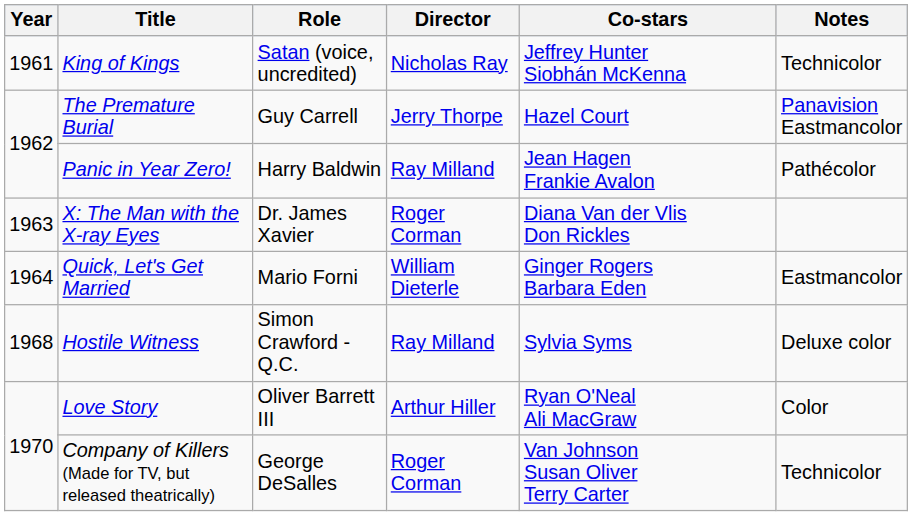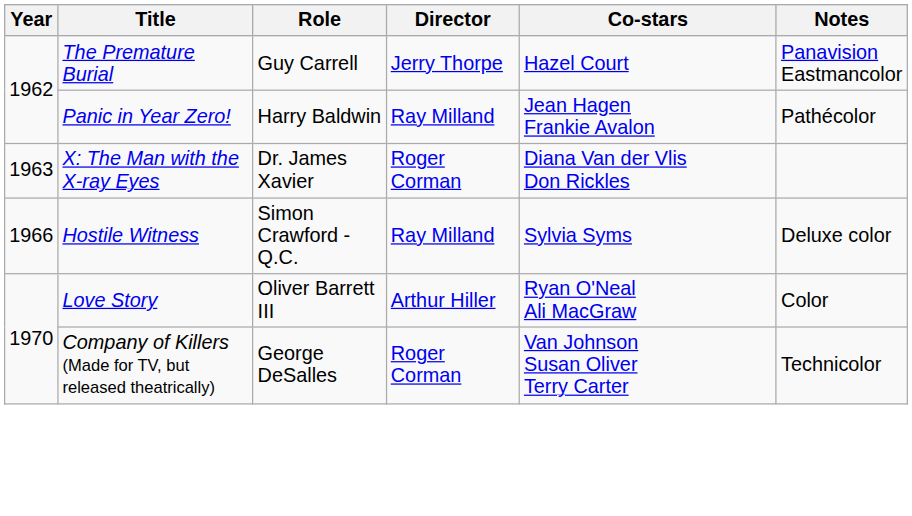- row: (121, 62)
- row: (133, 277)
(31, 342) 1968 -> (31, 235) 1966
